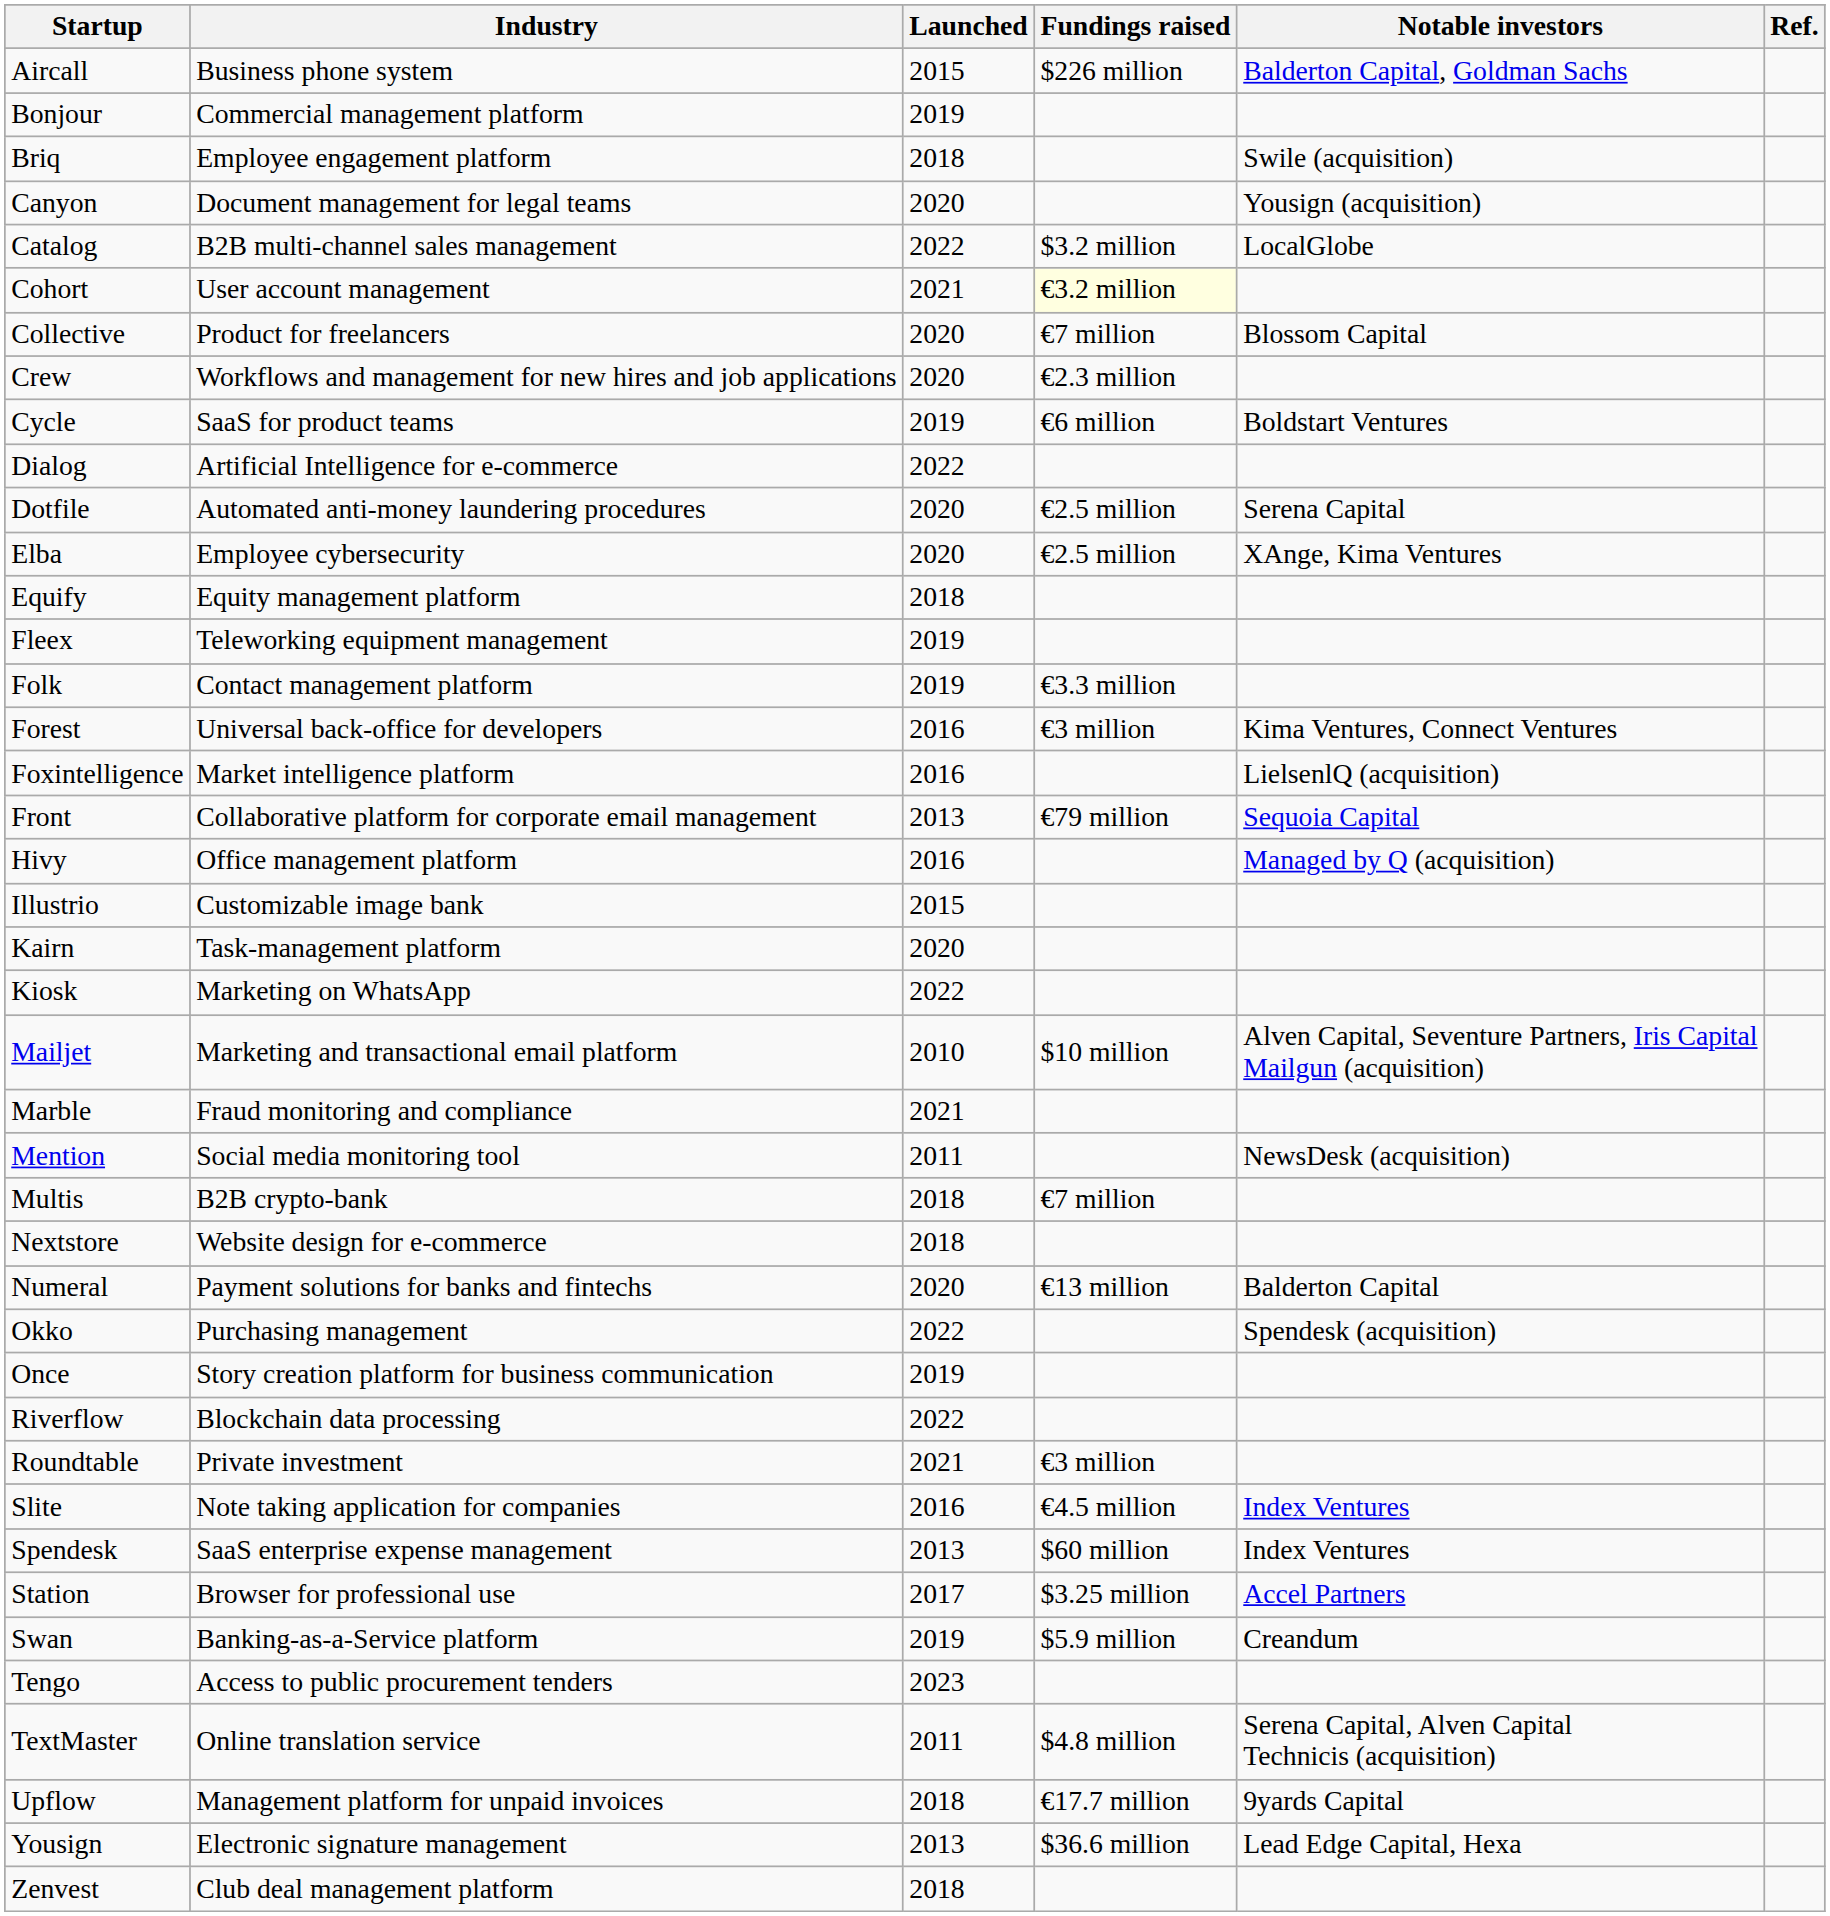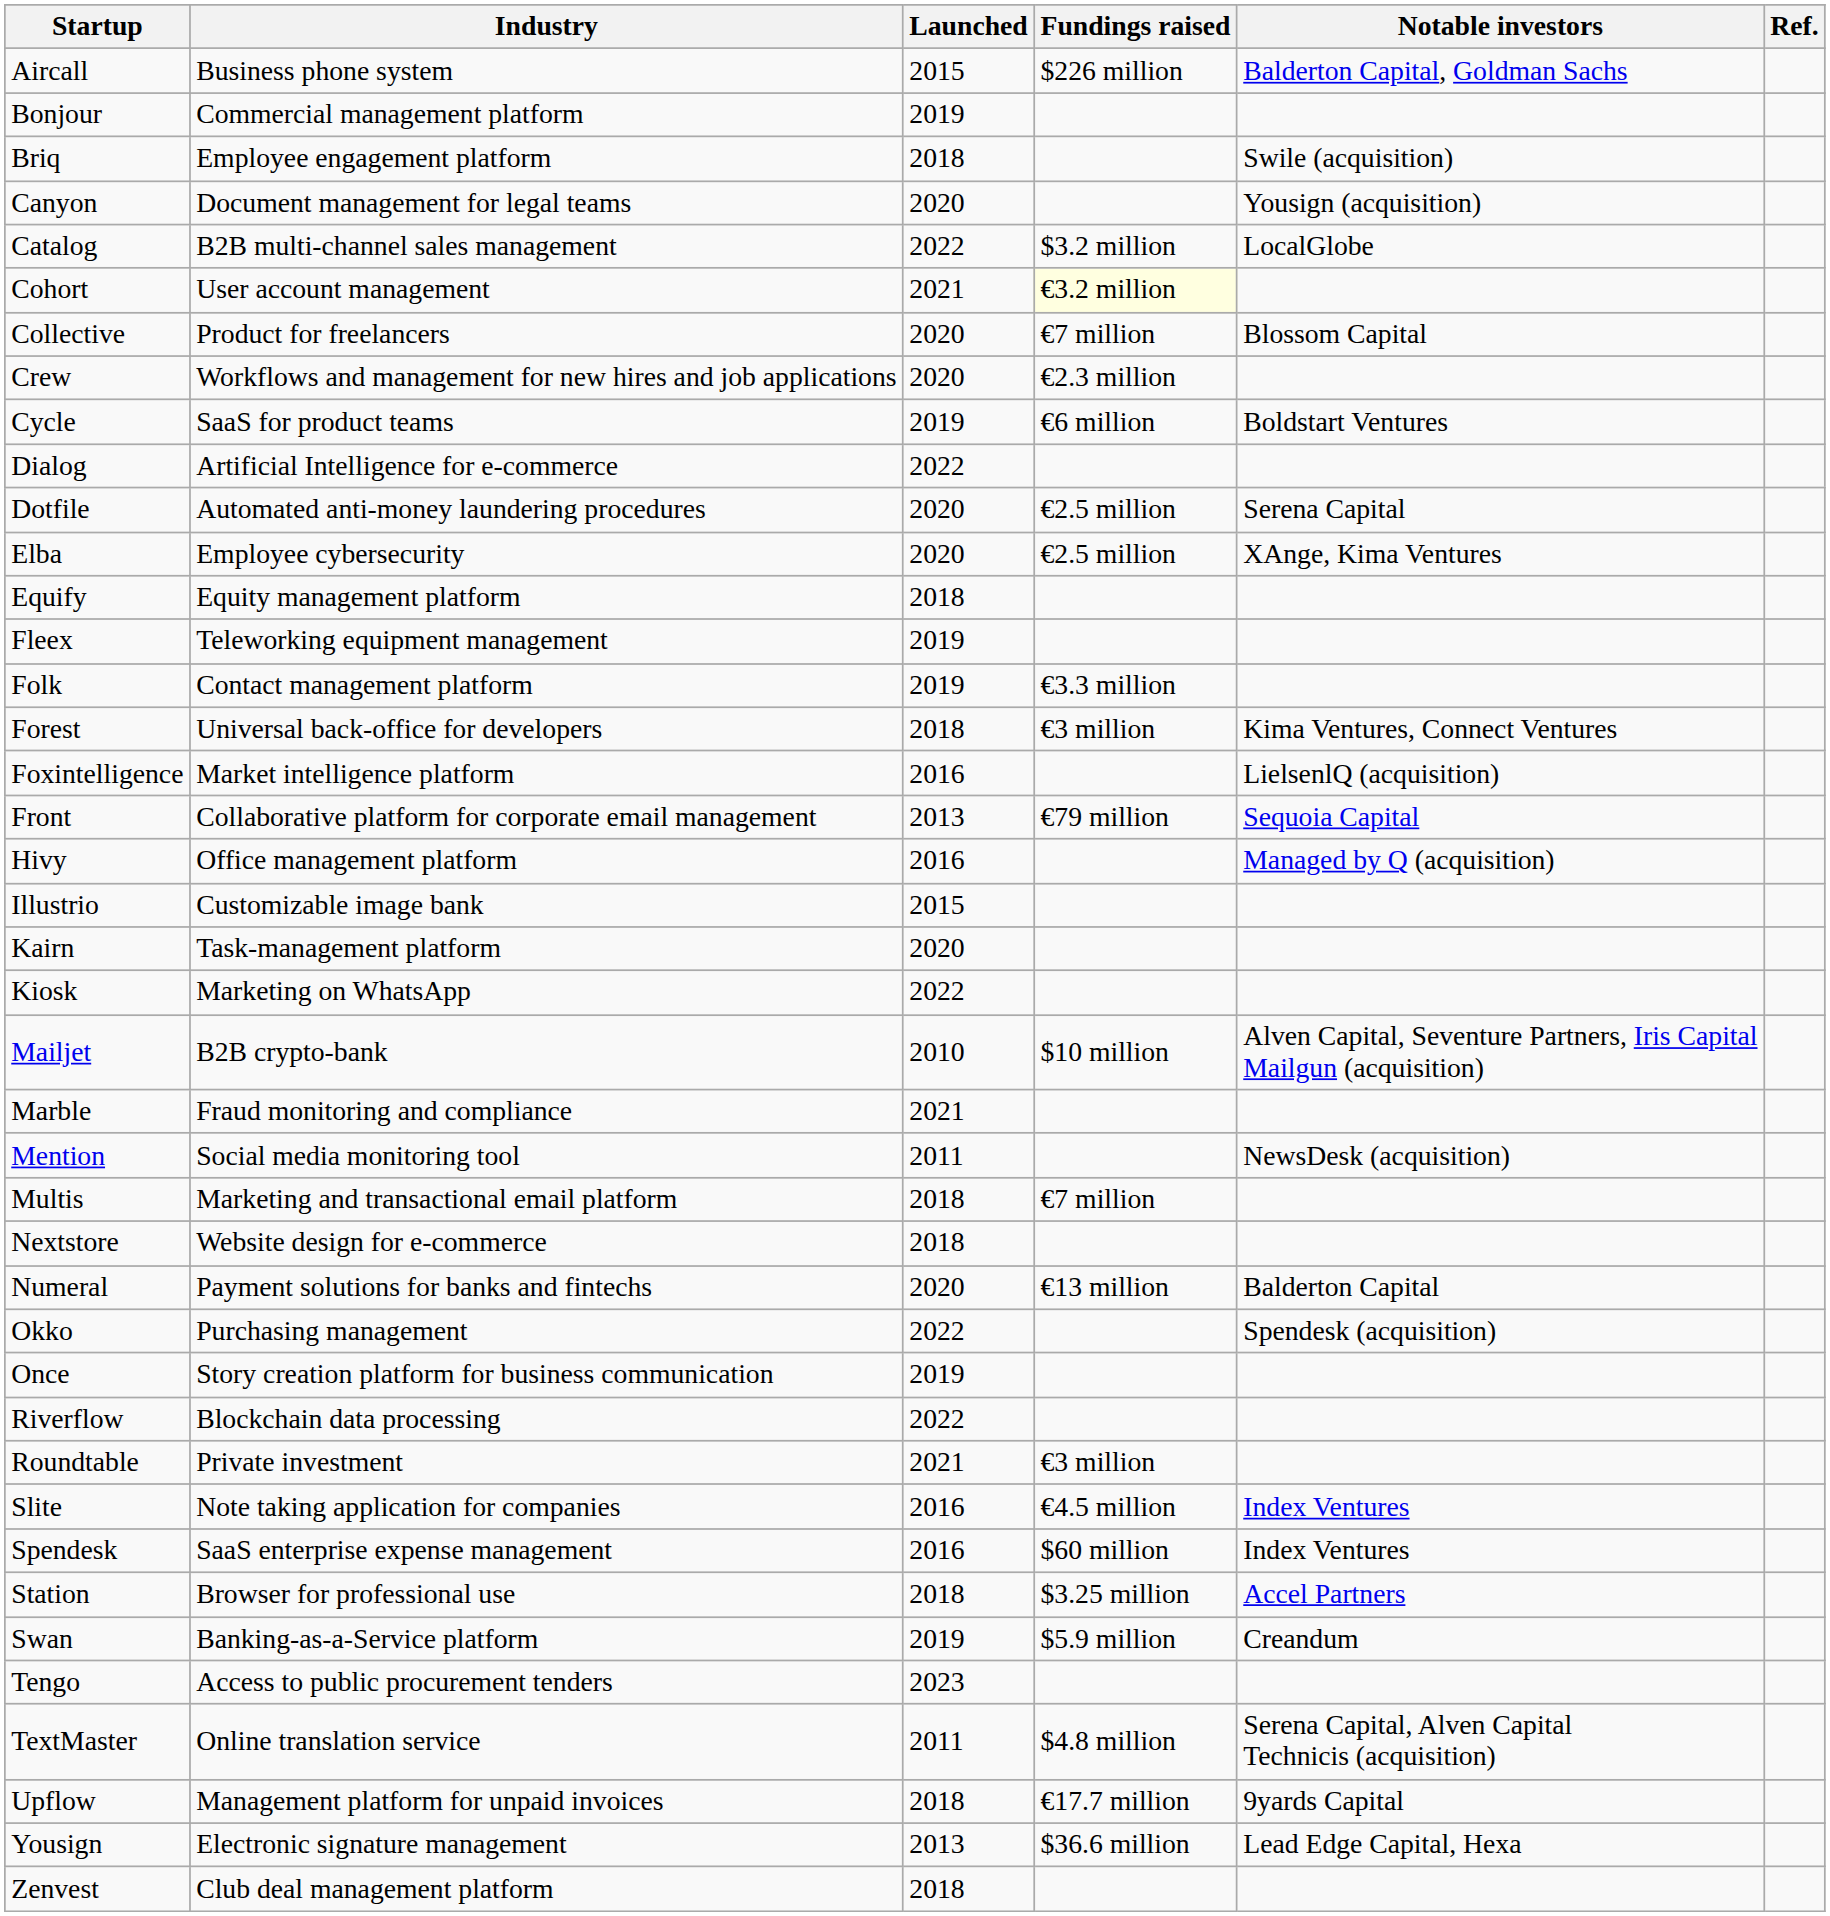(937, 728) 2016 -> (937, 728) 2018
(437, 1051) Marketing and transactional email platform -> (292, 1051) B2B crypto-bank
(292, 1198) B2B crypto-bank -> (437, 1198) Marketing and transactional email platform
(937, 1550) 2013 -> (937, 1550) 2016
(937, 1594) 2017 -> (937, 1594) 2018
